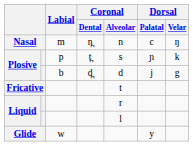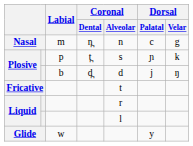(177, 42) ŋ -> (177, 42) g
(177, 73) g -> (177, 73) ŋ
